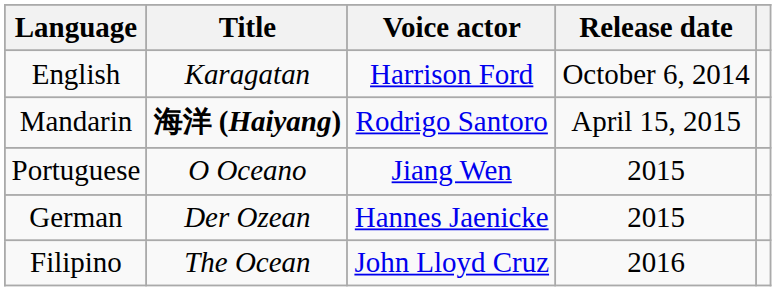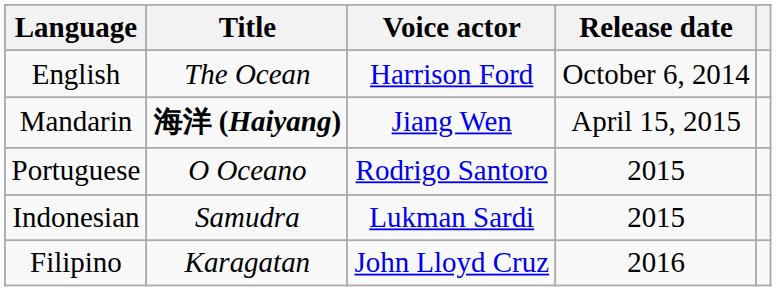(247, 73) Karagatan -> (247, 73) The Ocean
(452, 122) Rodrigo Santoro -> (452, 122) Jiang Wen
(452, 170) Jiang Wen -> (452, 170) Rodrigo Santoro
+ row: (76, 216)
- row: (76, 216)
(247, 262) The Ocean -> (247, 262) Karagatan
